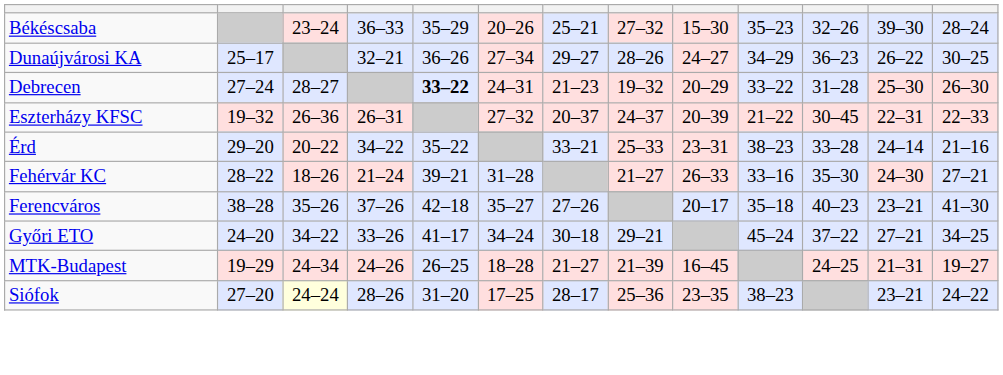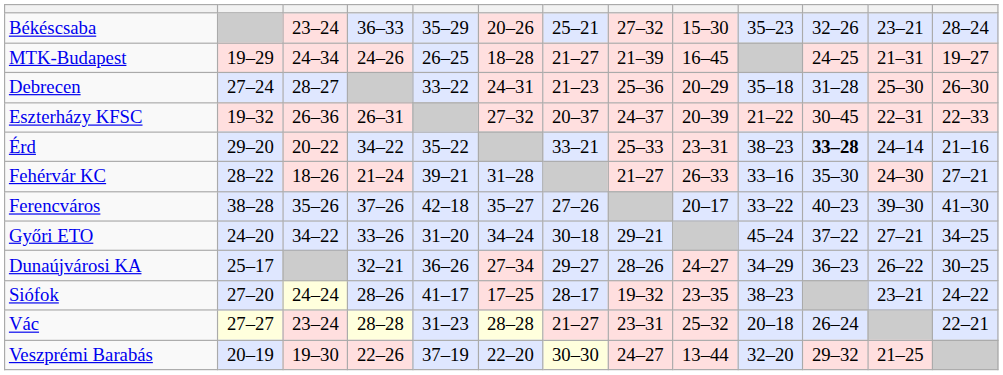(900, 27) 39–30 -> (900, 27) 23–21
rows swapped: (75, 57) <-> (68, 265)
(445, 87) bold -> (445, 87) normal
(640, 87) 19–32 -> (640, 87) 25–36
(770, 87) 33–22 -> (770, 87) 35–18
(835, 146) normal -> (835, 146) bold
(770, 206) 35–18 -> (770, 206) 33–22
(900, 206) 23–21 -> (900, 206) 39–30
(445, 235) 41–17 -> (445, 235) 31–20
(445, 295) 31–20 -> (445, 295) 41–17
(640, 295) 25–36 -> (640, 295) 19–32
+ row: (24, 324)
+ row: (81, 354)
